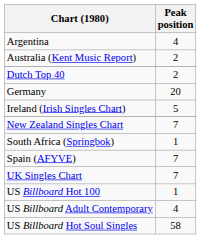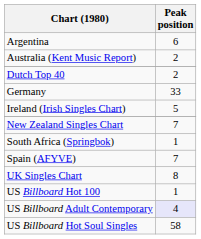(176, 41) 4 -> (176, 41) 6
(176, 91) 20 -> (176, 91) 33
(176, 175) 7 -> (176, 175) 8
(176, 208) no background -> (176, 208) lavender background
